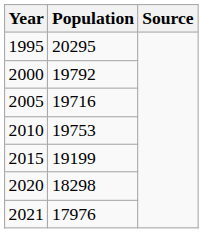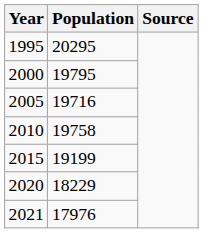(74, 74) 19792 -> (74, 74) 19795
(74, 130) 19753 -> (74, 130) 19758
(74, 185) 18298 -> (74, 185) 18229
